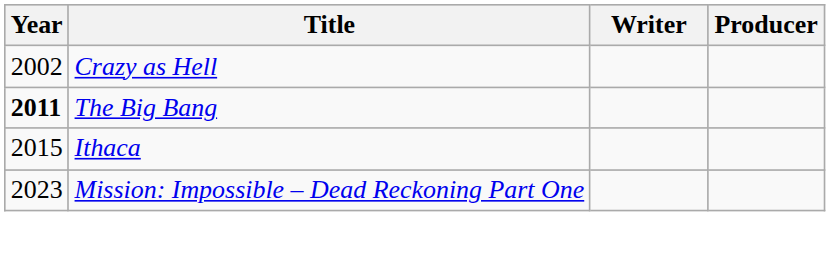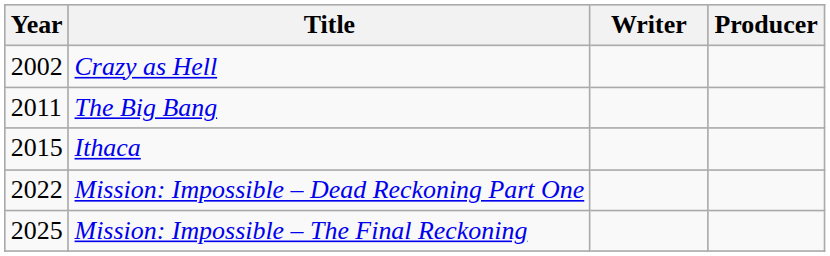(36, 107) bold -> (36, 107) normal
(37, 189) 2023 -> (37, 189) 2022
+ row: (301, 230)
